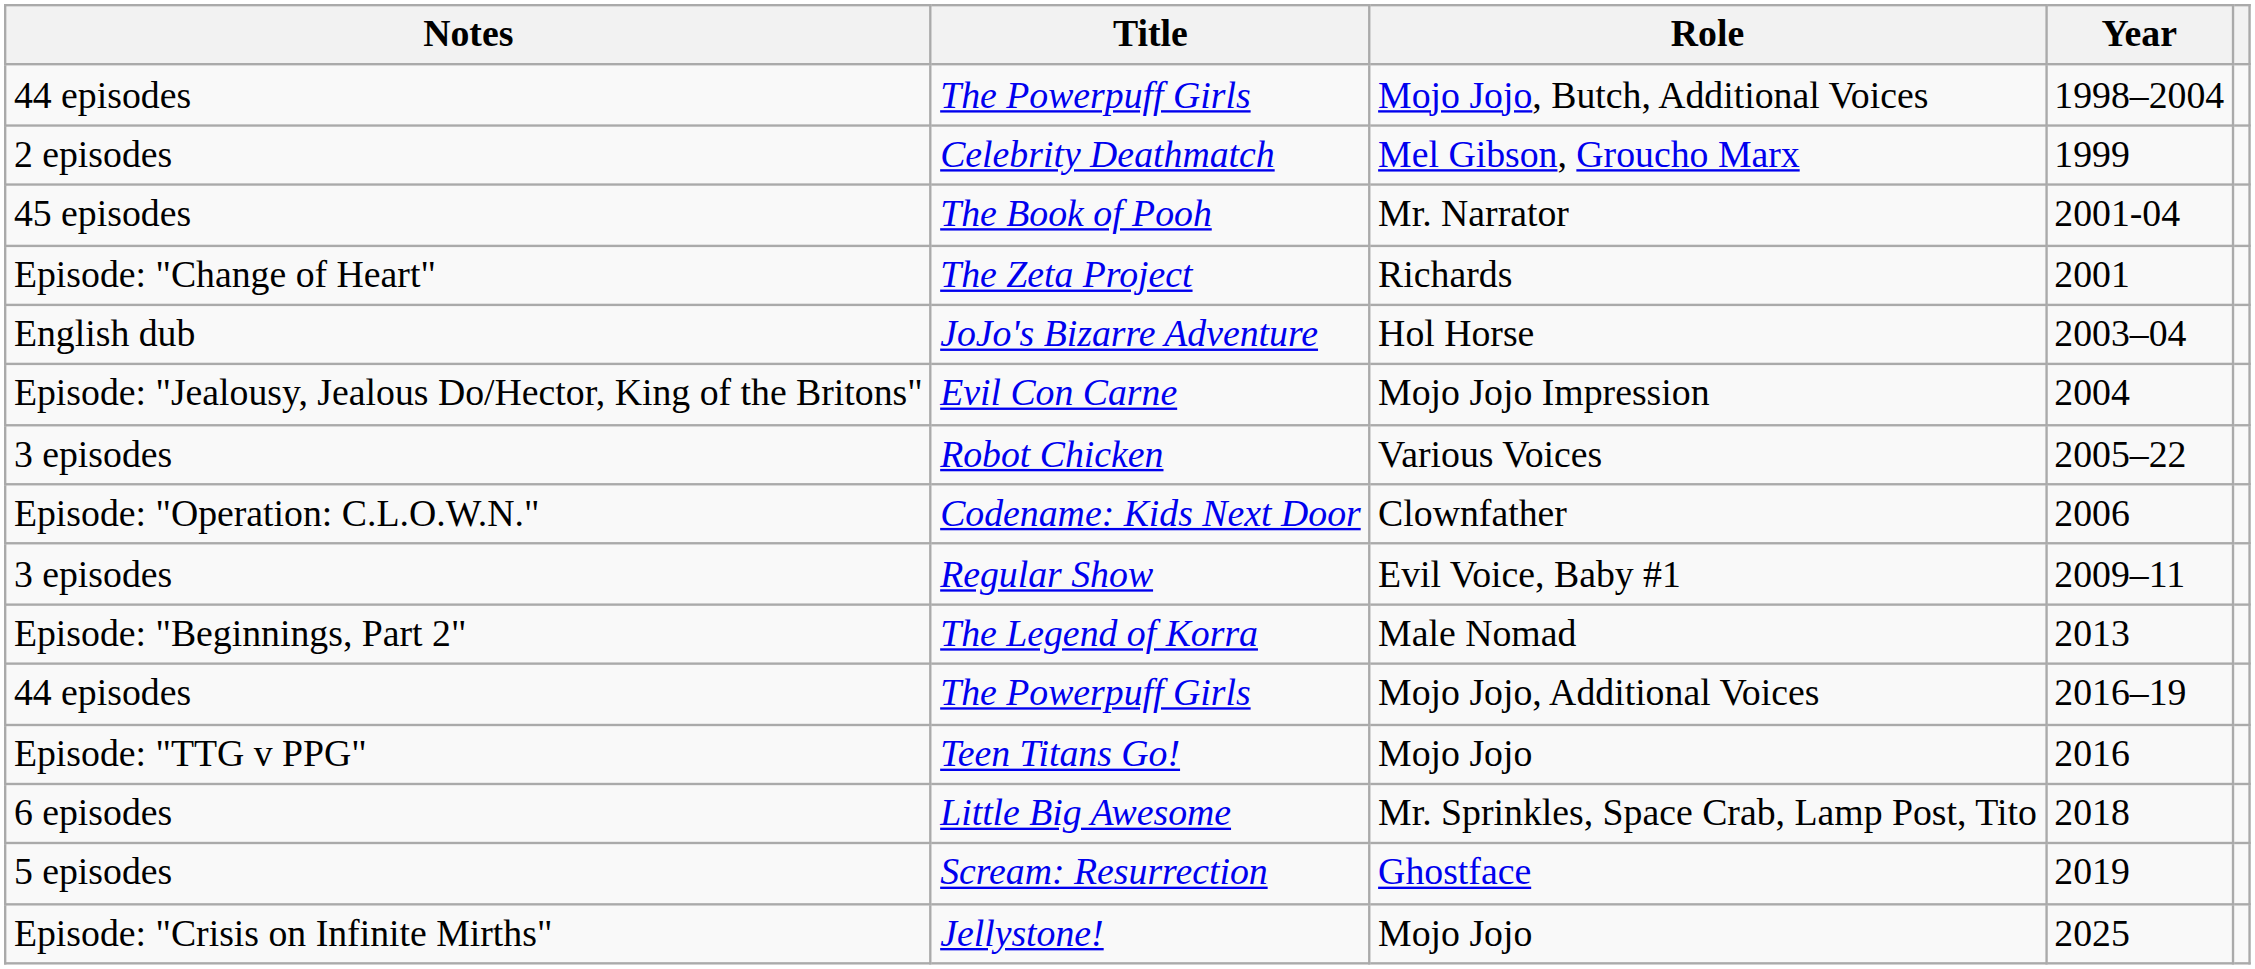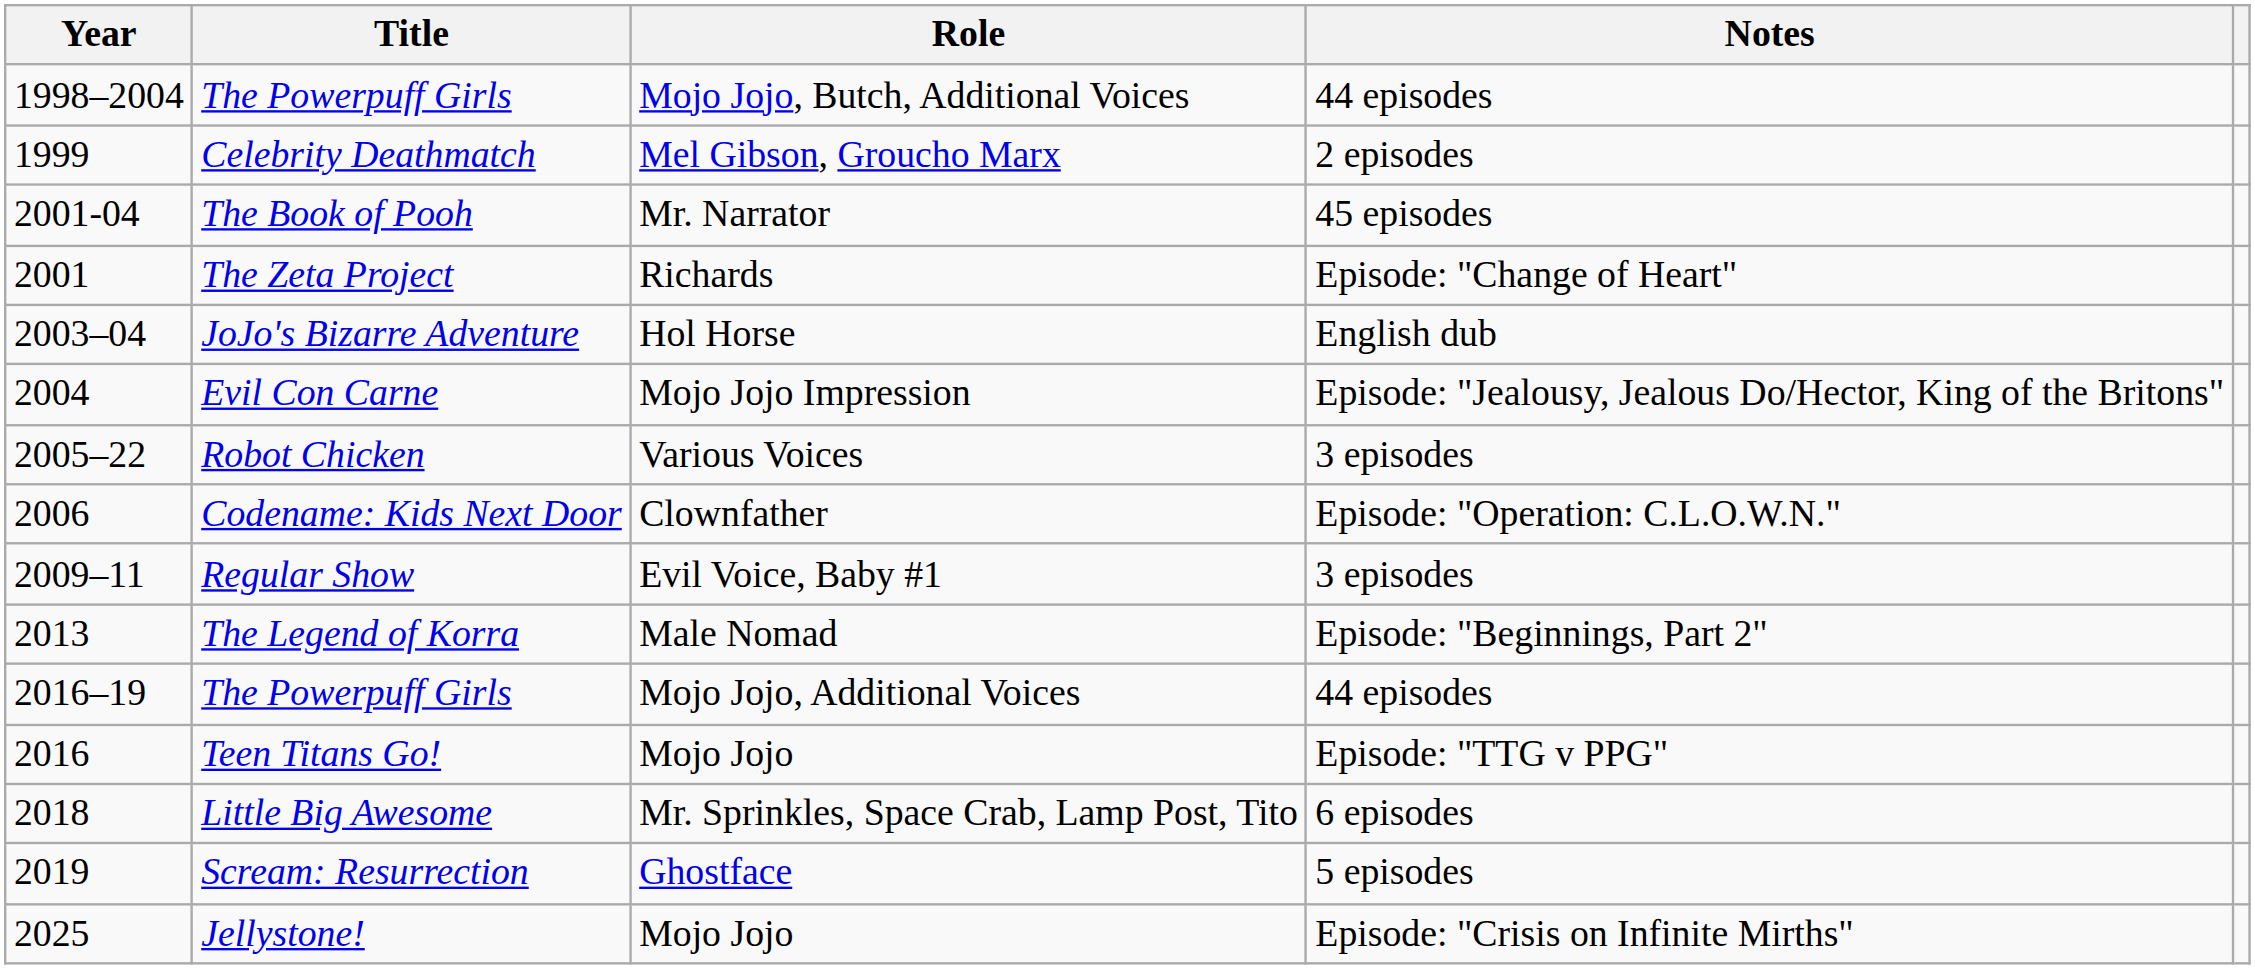columns swapped: (2139, 34) <-> (468, 34)
